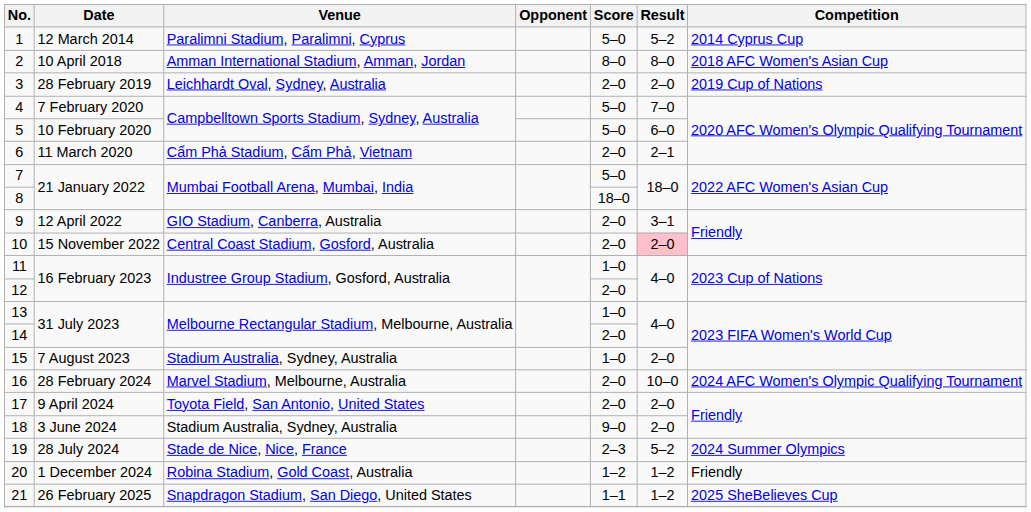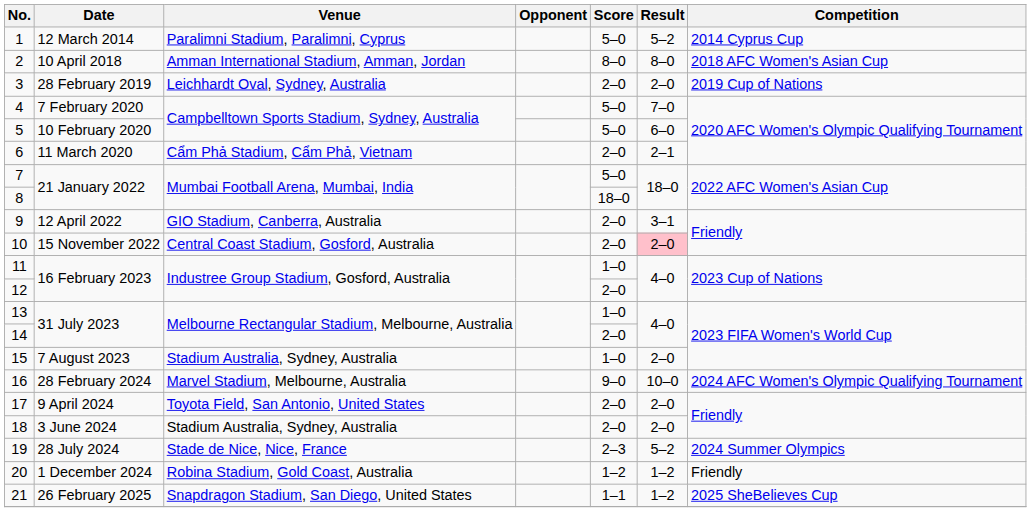(614, 381) 2–0 -> (614, 381) 9–0
(614, 426) 9–0 -> (614, 426) 2–0
